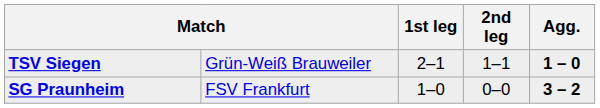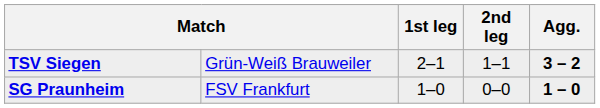(562, 63) 1 – 0 -> (562, 63) 3 – 2
(562, 90) 3 – 2 -> (562, 90) 1 – 0
